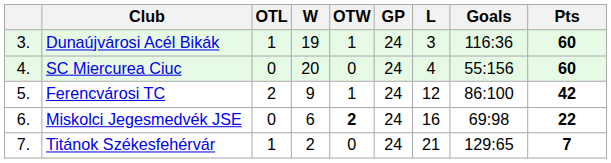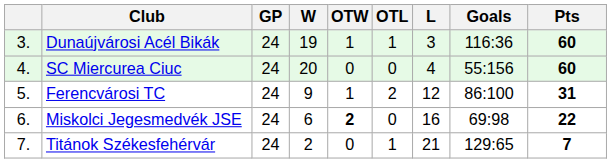columns swapped: (393, 17) <-> (272, 17)
(567, 94) 42 -> (567, 94) 31
